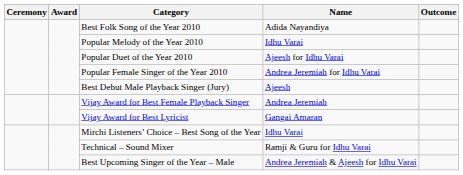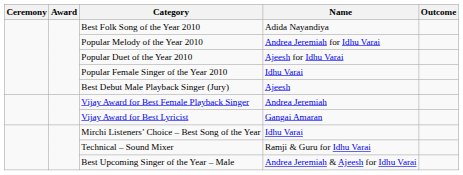(284, 42) Idhu Varai -> (322, 42) Andrea Jeremiah for Idhu Varai
(322, 72) Andrea Jeremiah for Idhu Varai -> (284, 72) Idhu Varai
